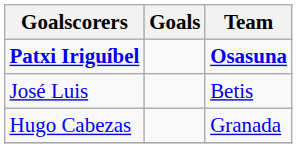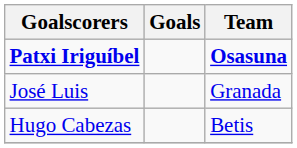(232, 91) Betis -> (246, 91) Granada
(246, 125) Granada -> (232, 125) Betis
